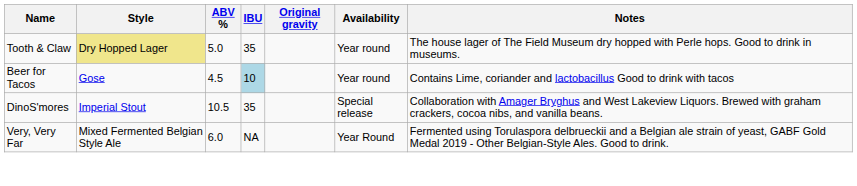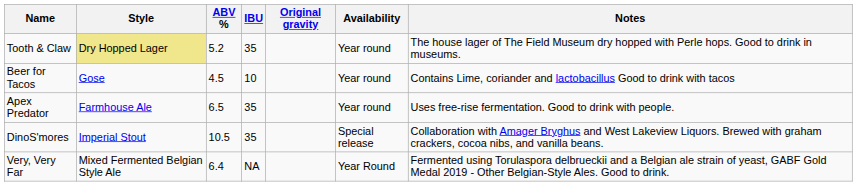(215, 48) 5.0 -> (216, 48) 5.2
(250, 78) lightblue background -> (250, 78) no background
+ row: (28, 107)
(215, 137) 6.0 -> (216, 166) 6.4
